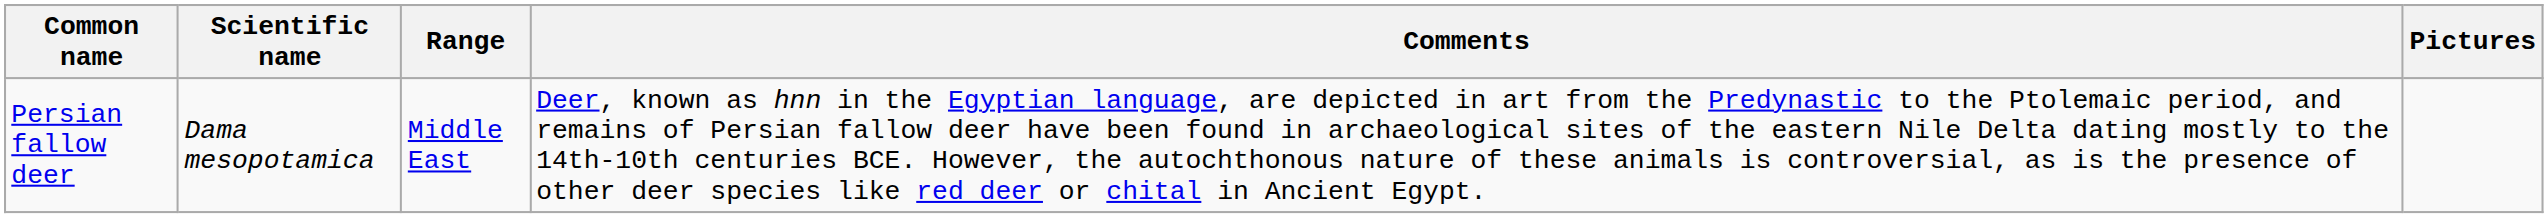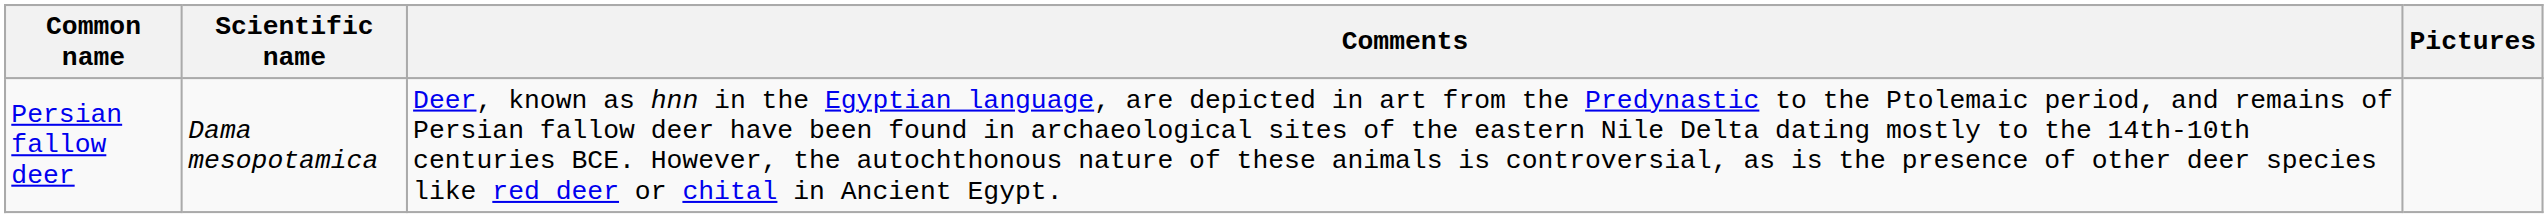- column: (466, 42)
